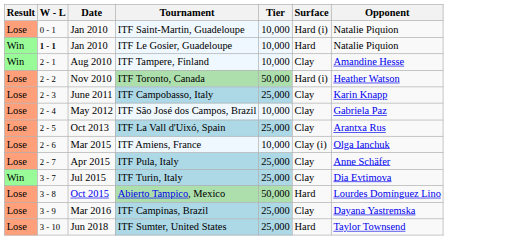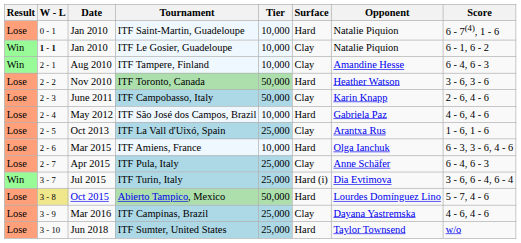+ column: (479, 12)
(311, 29) Hard (i) -> (305, 30) Hard
(305, 45) Hard -> (304, 48) Clay
(311, 78) Hard (i) -> (305, 81) Hard
(275, 95) 25,000 -> (275, 98) 50,000
(304, 111) Clay -> (305, 114) Hard
(311, 144) Clay (i) -> (305, 147) Hard
(304, 177) Clay -> (311, 180) Hard (i)
(48, 194) no background -> (48, 197) khaki background
